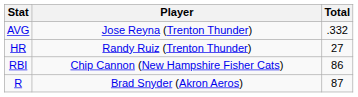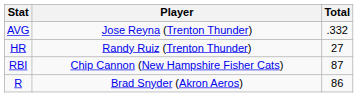(337, 65) 86 -> (337, 65) 87
(337, 83) 87 -> (337, 83) 86
